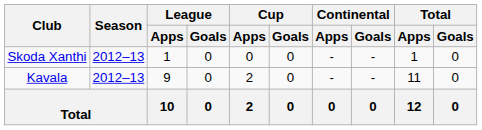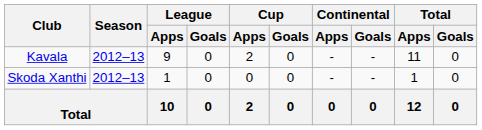rows swapped: (47, 57) <-> (47, 78)
